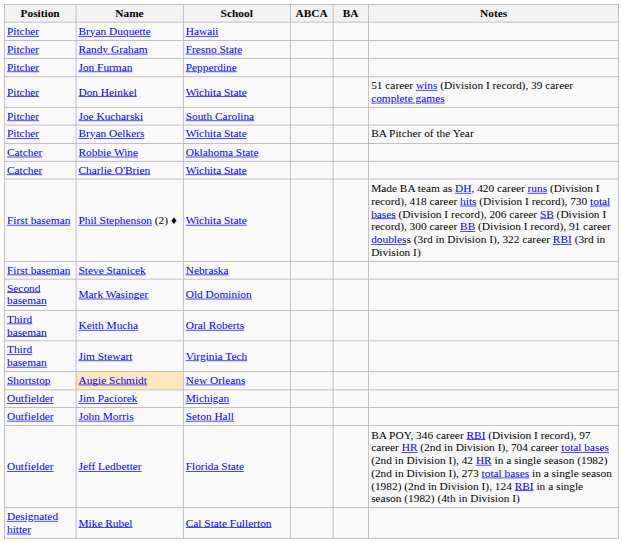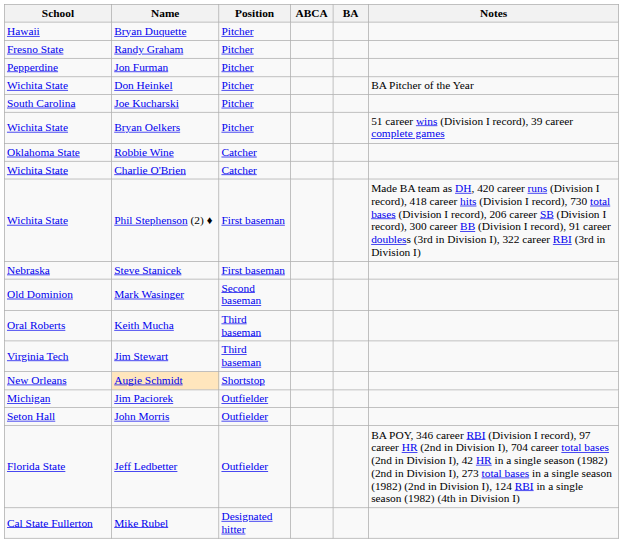columns swapped: (40, 13) <-> (237, 13)
(472, 91) 51 career wins (Division I record), 39 career complete games -> (422, 85) BA Pitcher of the Year
(422, 134) BA Pitcher of the Year -> (472, 127) 51 career wins (Division I record), 39 career complete games
